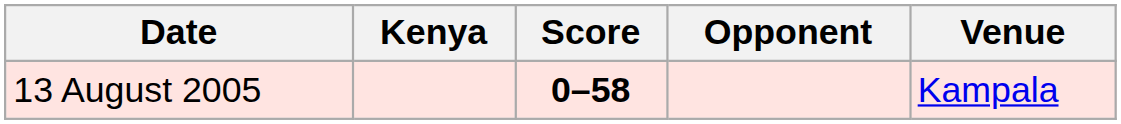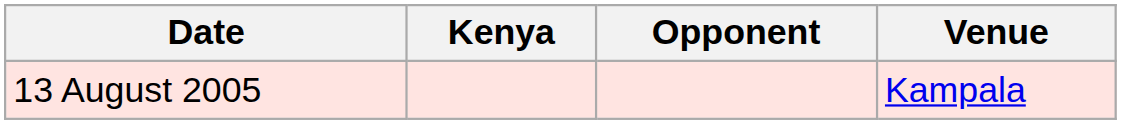- column: (591, 32)
